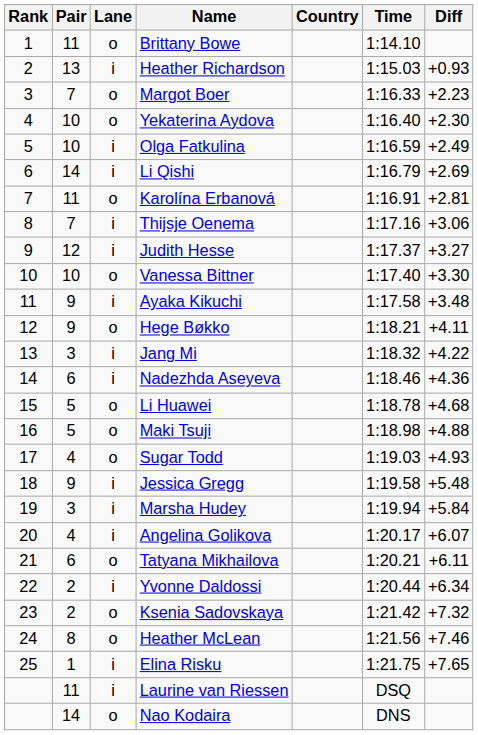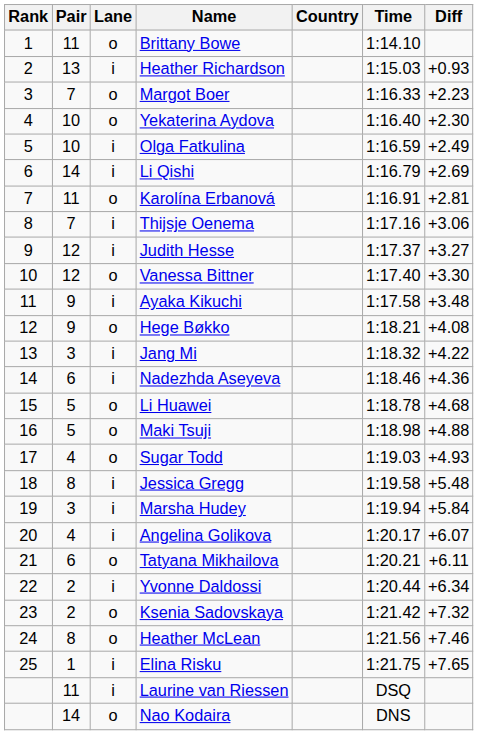(71, 276) 10 -> (71, 276) 12
(449, 328) +4.11 -> (449, 328) +4.08
(71, 483) 9 -> (71, 483) 8
